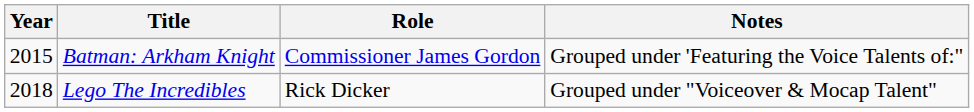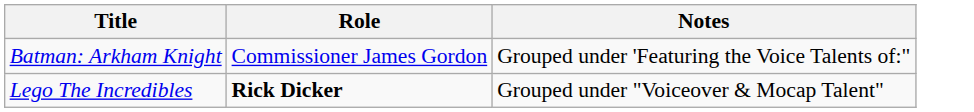- column: (31, 21)
(337, 90) normal -> (287, 90) bold
